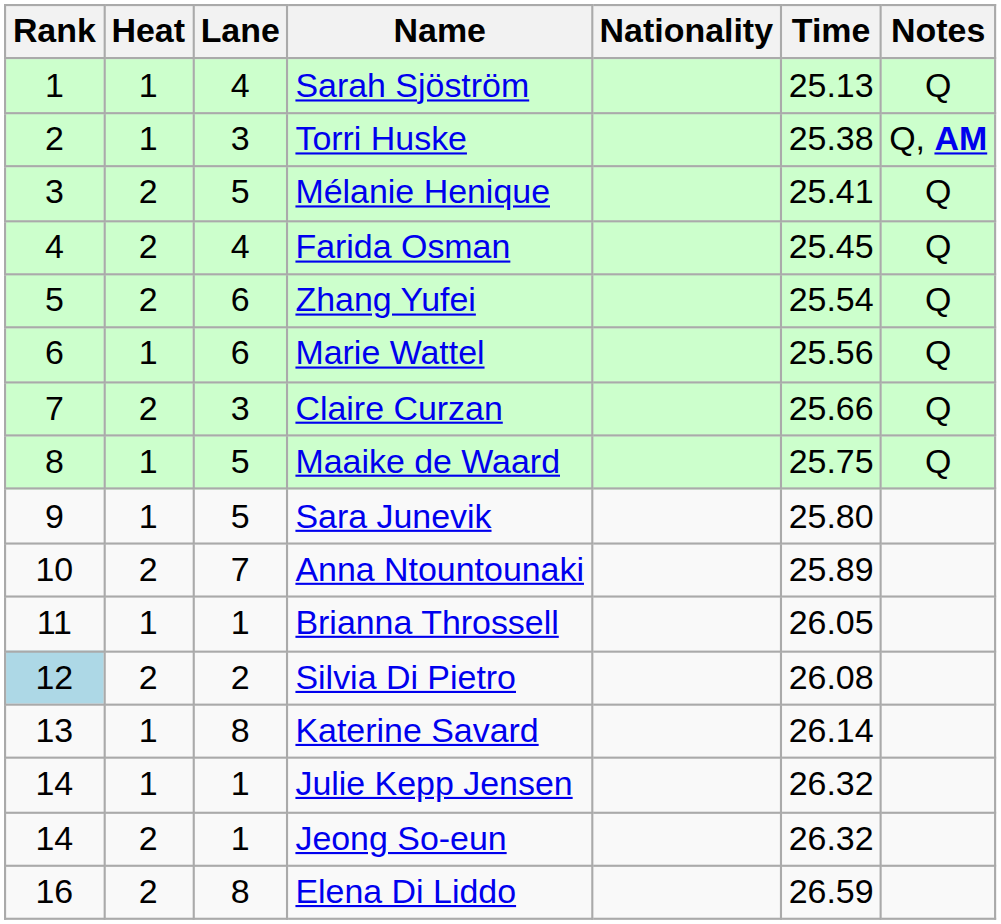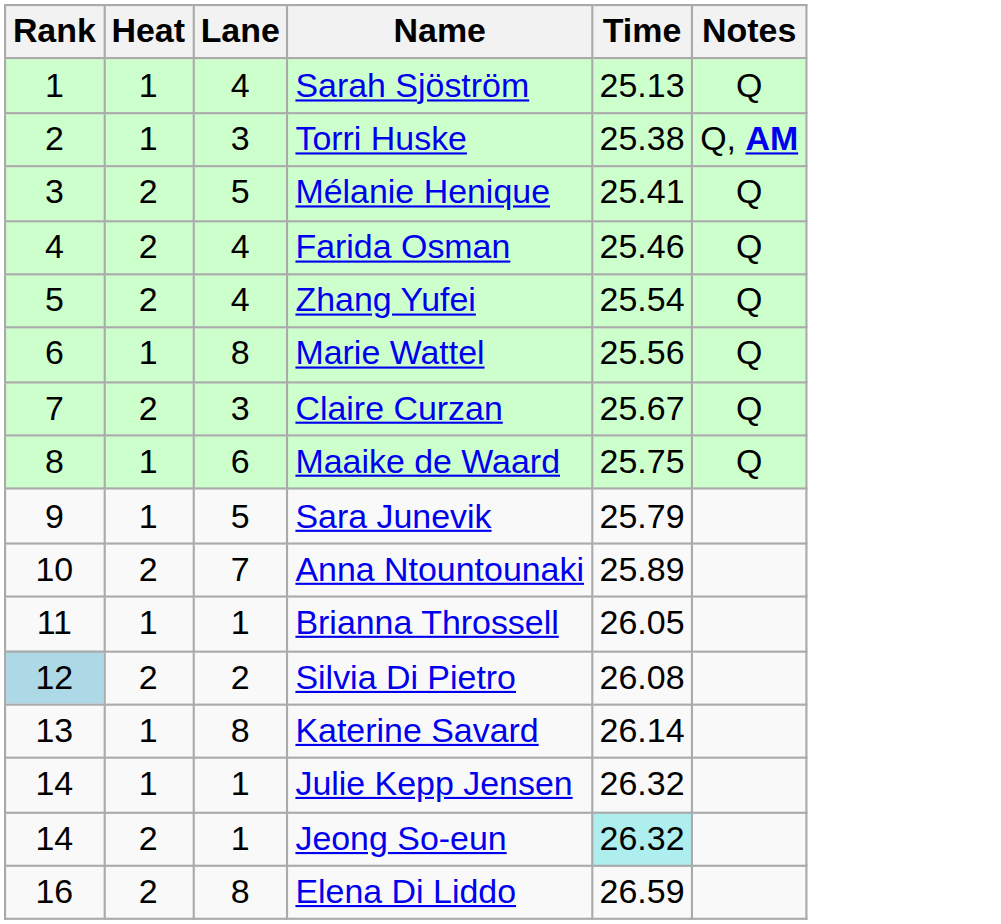- column: (686, 31)
(831, 246) 25.45 -> (642, 246) 25.46
(240, 300) 6 -> (240, 300) 4
(240, 354) 6 -> (240, 354) 8
(831, 407) 25.66 -> (642, 407) 25.67
(240, 461) 5 -> (240, 461) 6
(831, 515) 25.80 -> (642, 515) 25.79
(831, 838) no background -> (642, 838) paleturquoise background
